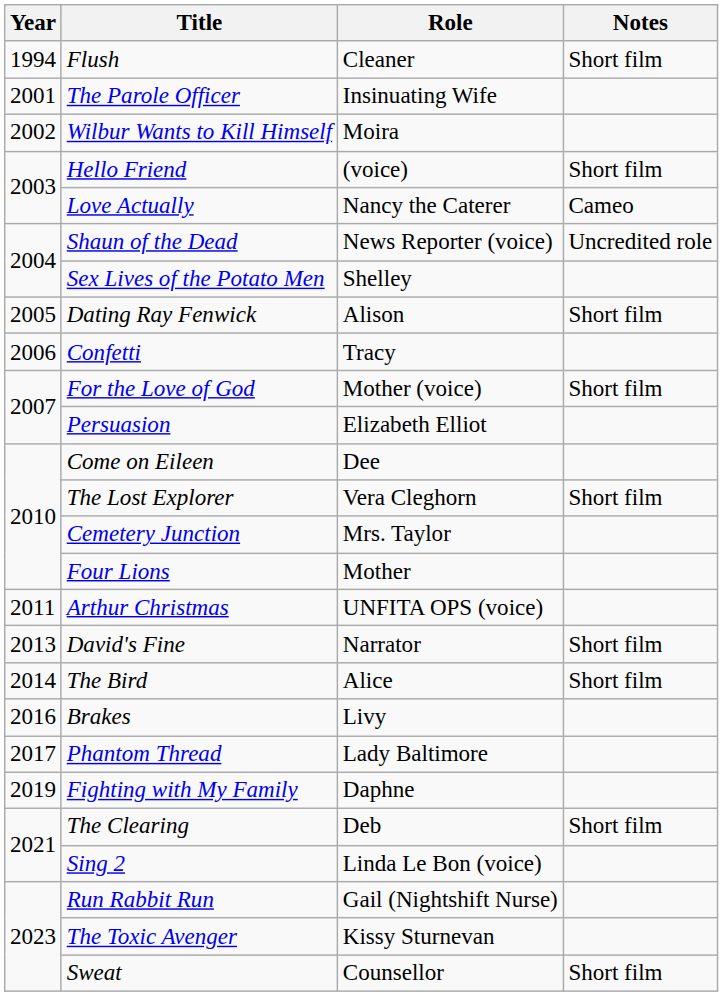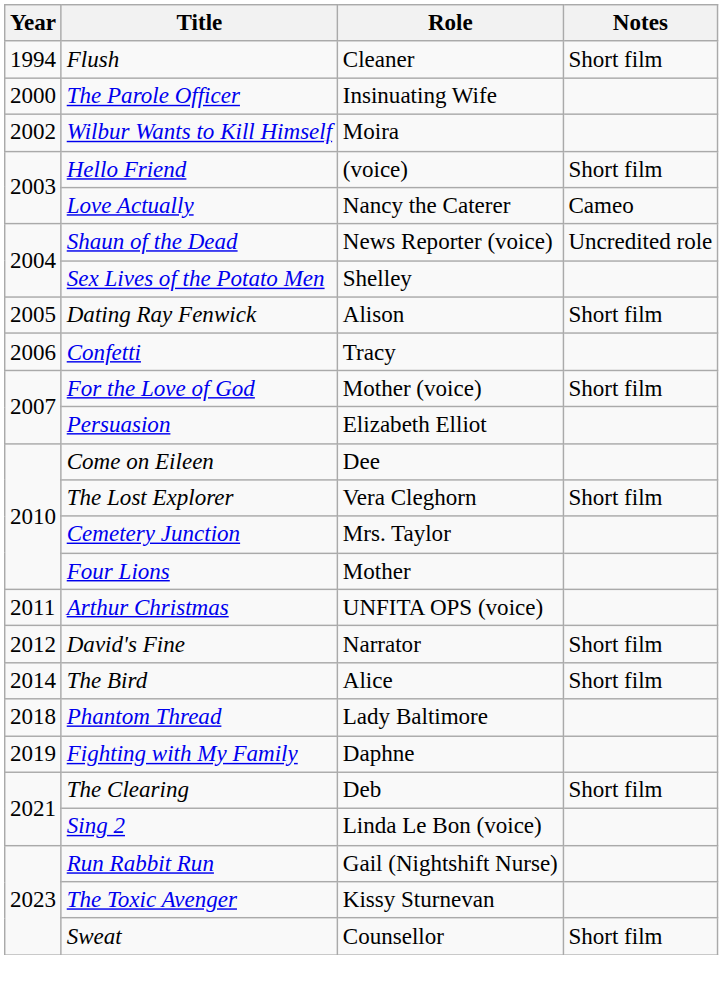(33, 95) 2001 -> (33, 95) 2000
(33, 643) 2013 -> (33, 643) 2012
- row: (99, 717)
(33, 753) 2017 -> (33, 717) 2018
